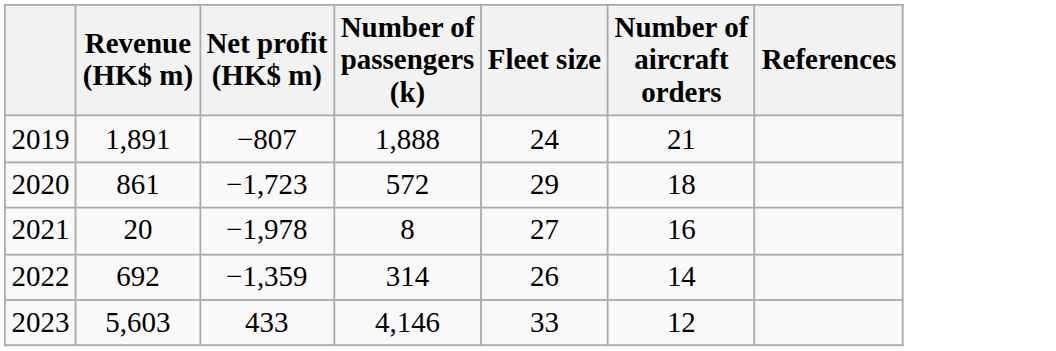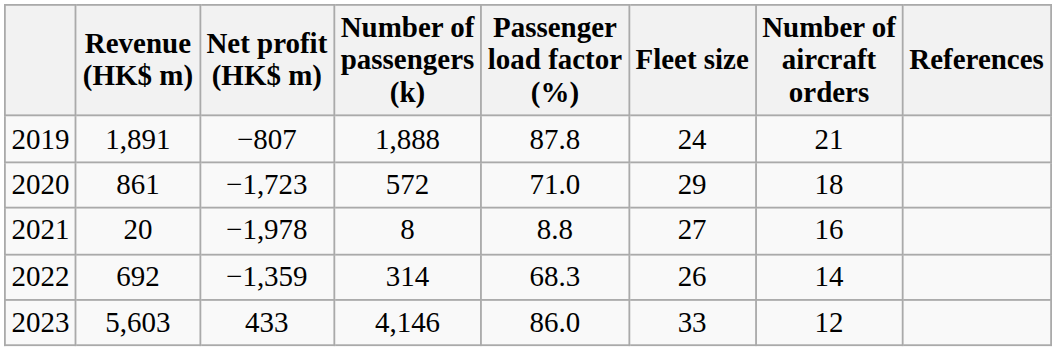+ column: (555, 60)
